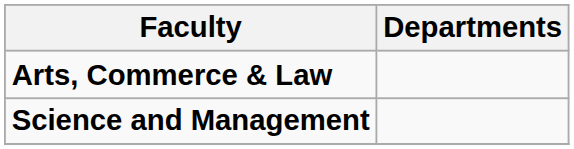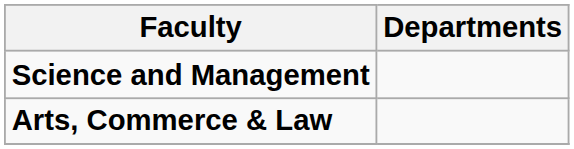rows swapped: (191, 120) <-> (172, 74)
